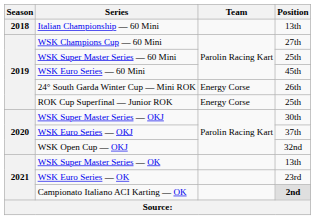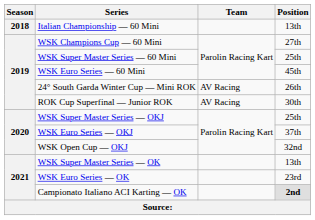(225, 86) Energy Corse -> (220, 86) AV Racing
(225, 101) Energy Corse -> (220, 101) AV Racing
(293, 101) 25th -> (293, 101) 30th
(293, 116) 30th -> (293, 116) 25th
